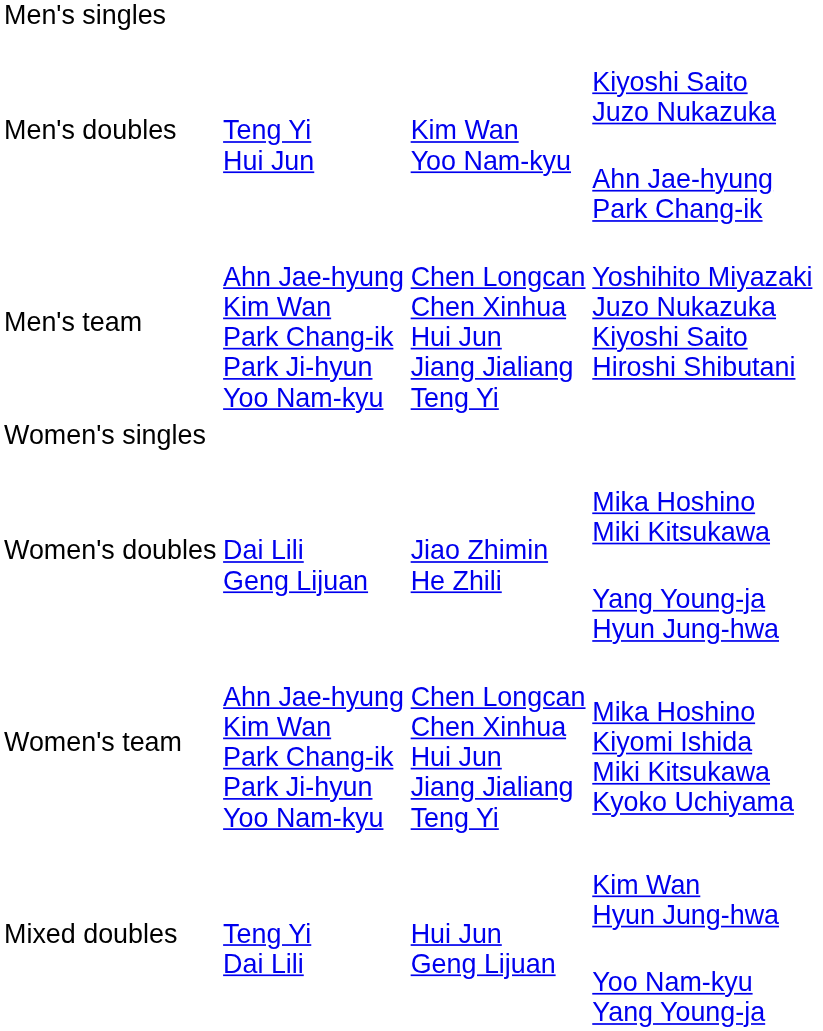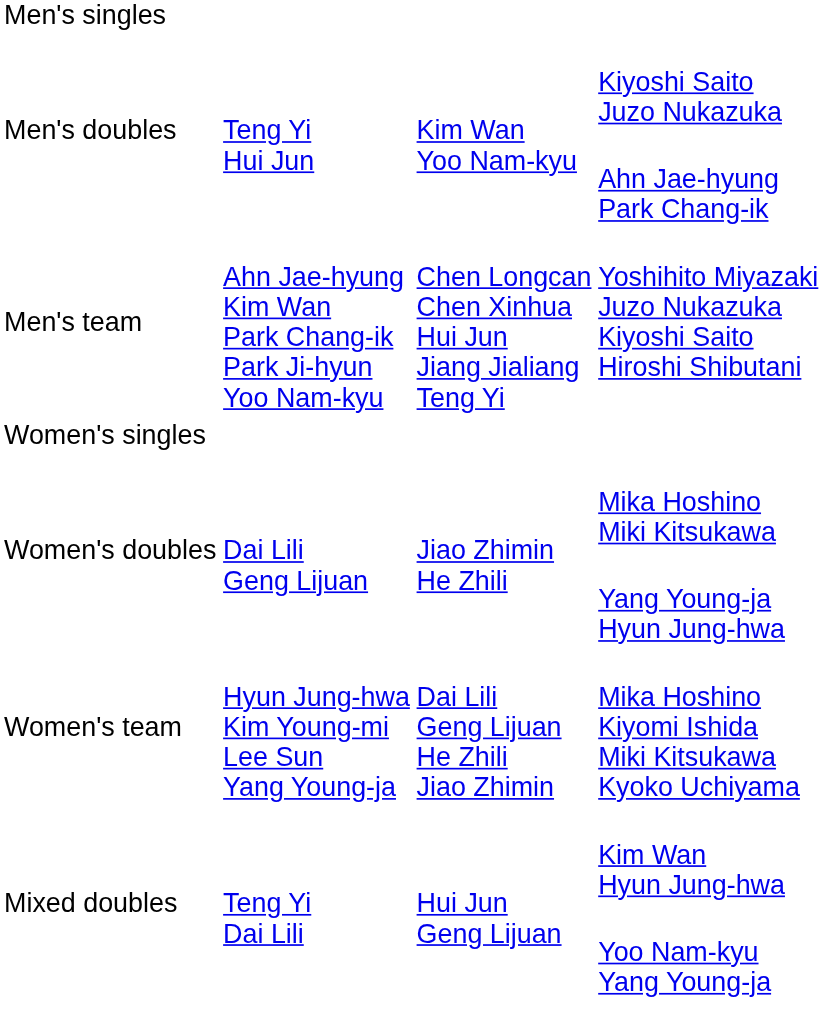(314, 757) Ahn Jae-hyung Kim Wan Park Chang-ik Park Ji-hyun Yoo Nam-kyu -> (316, 742) Hyun Jung-hwa Kim Young-mi Lee Sun Yang Young-ja
(498, 757) Chen Longcan Chen Xinhua Hui Jun Jiang Jialiang Teng Yi -> (489, 742) Dai Lili Geng Lijuan He Zhili Jiao Zhimin
